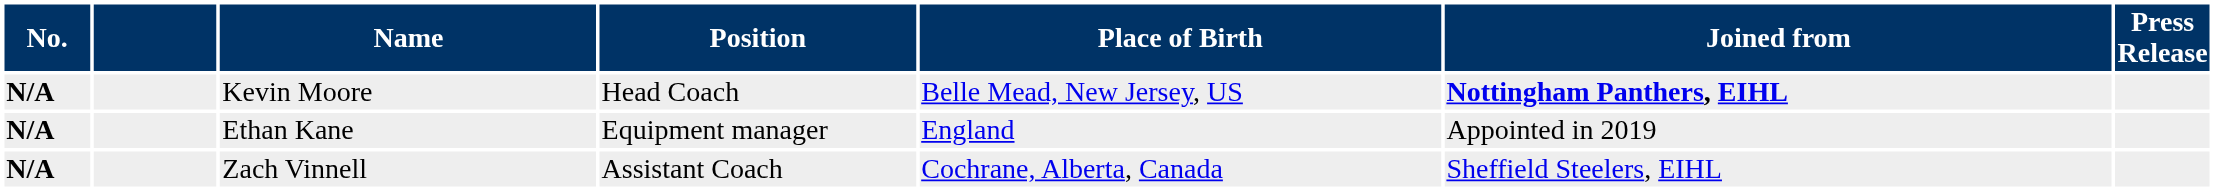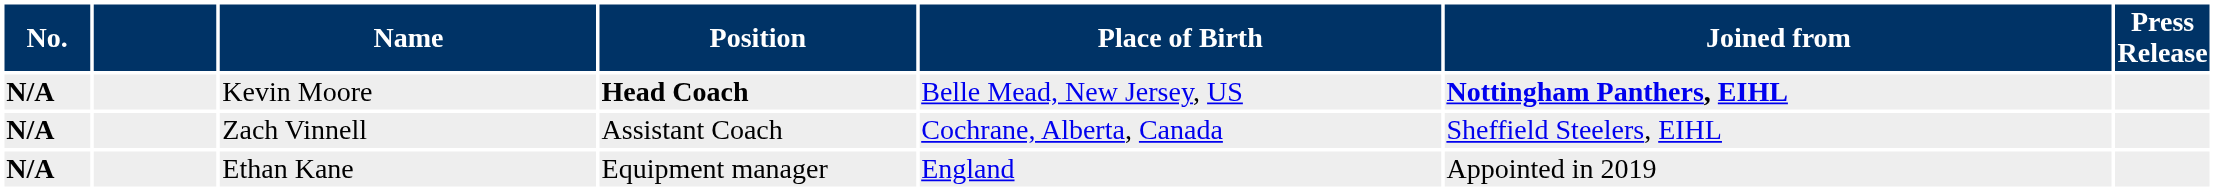(670, 91) normal -> (675, 91) bold
rows swapped: (295, 168) <-> (288, 130)
